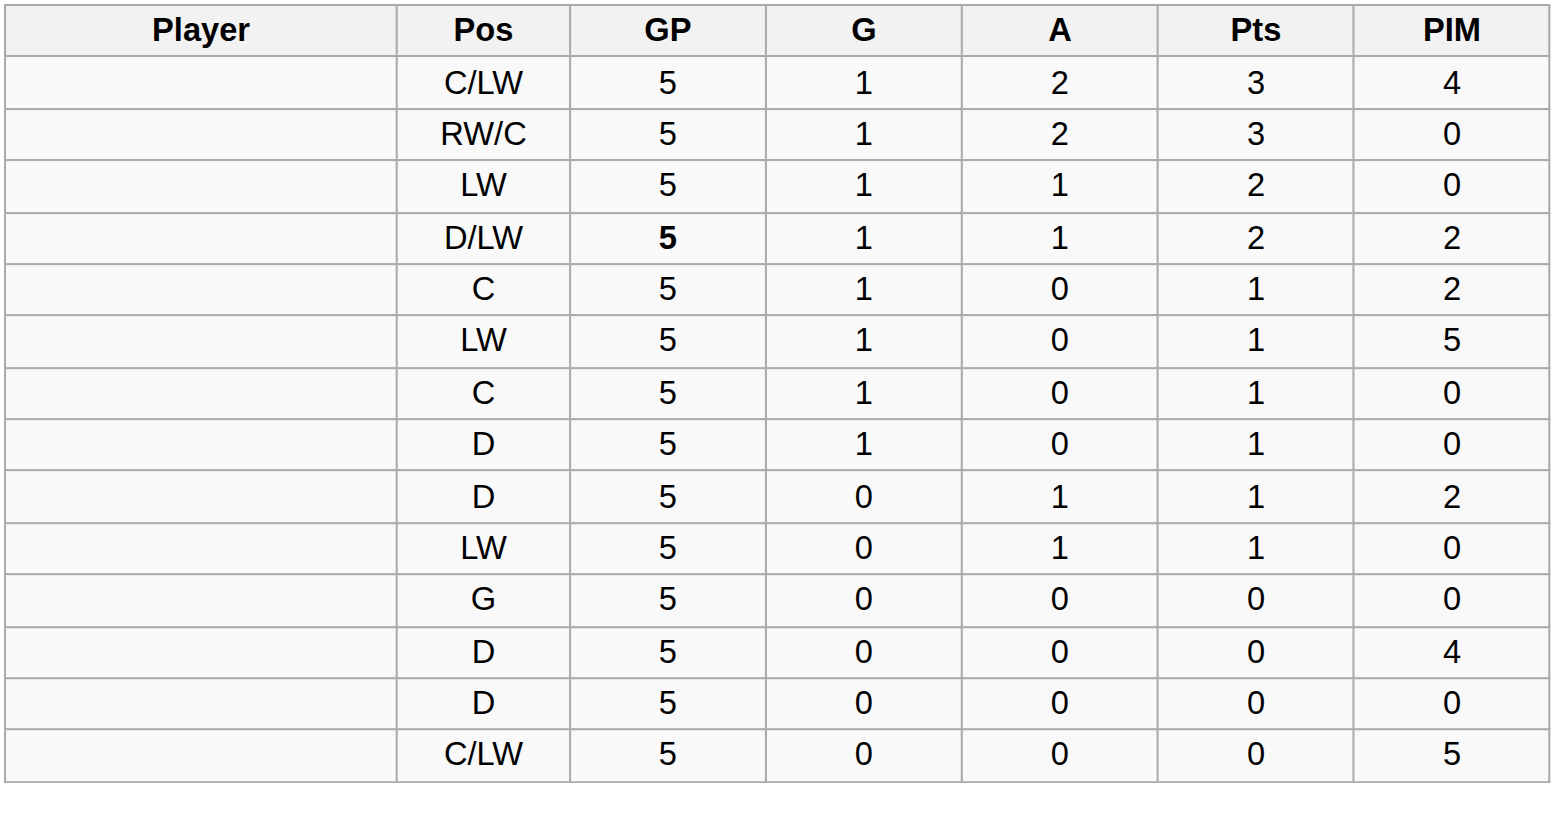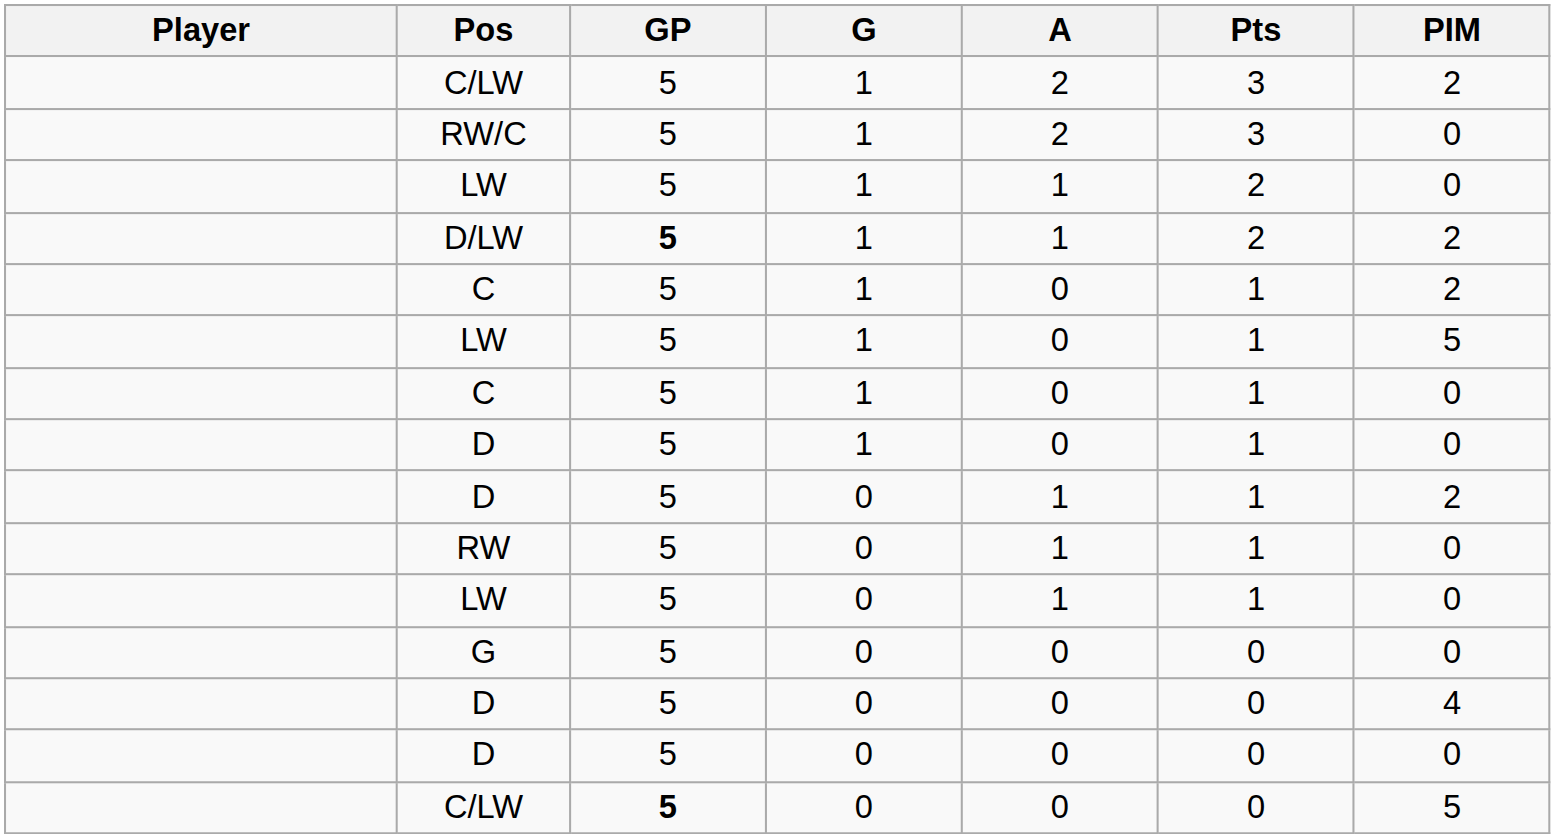(1452, 82) 4 -> (1452, 82) 2
+ row: (483, 548)
(668, 755) normal -> (668, 806) bold
